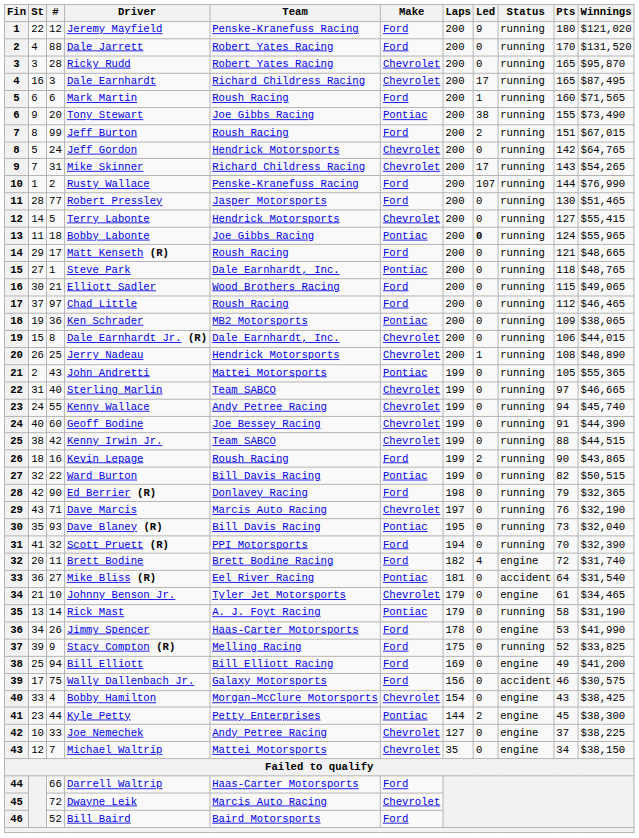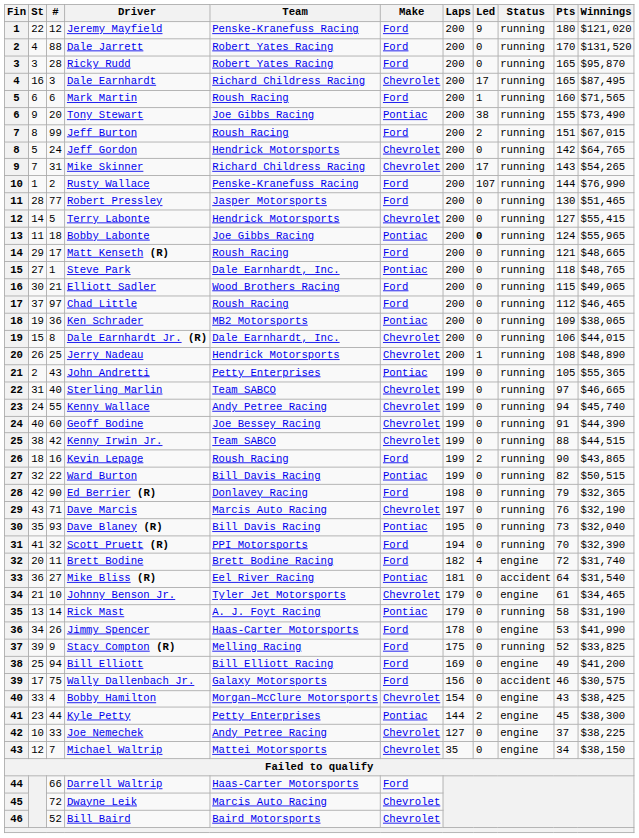(412, 65) Chevrolet -> (396, 65) Ford
(270, 373) Mattei Motorsports -> (266, 373) Petty Enterprises
(396, 819) Ford -> (412, 819) Chevrolet
